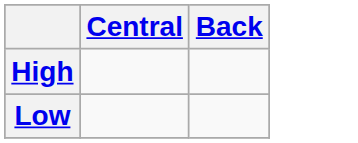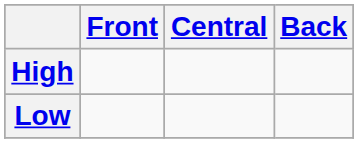+ column: (122, 26)
